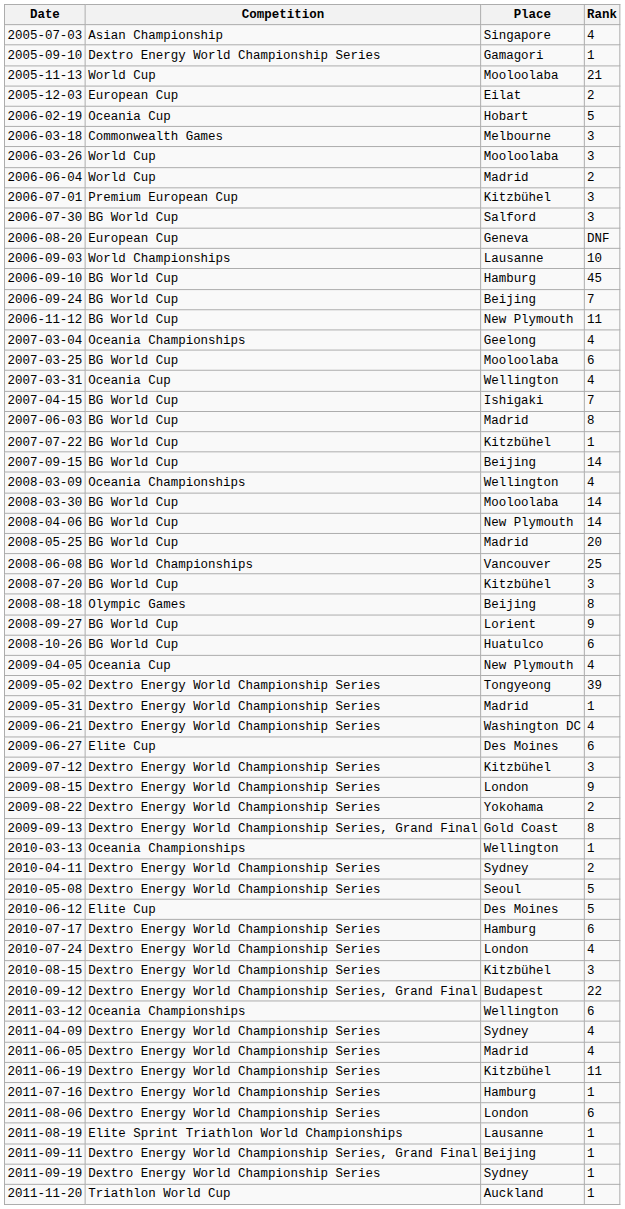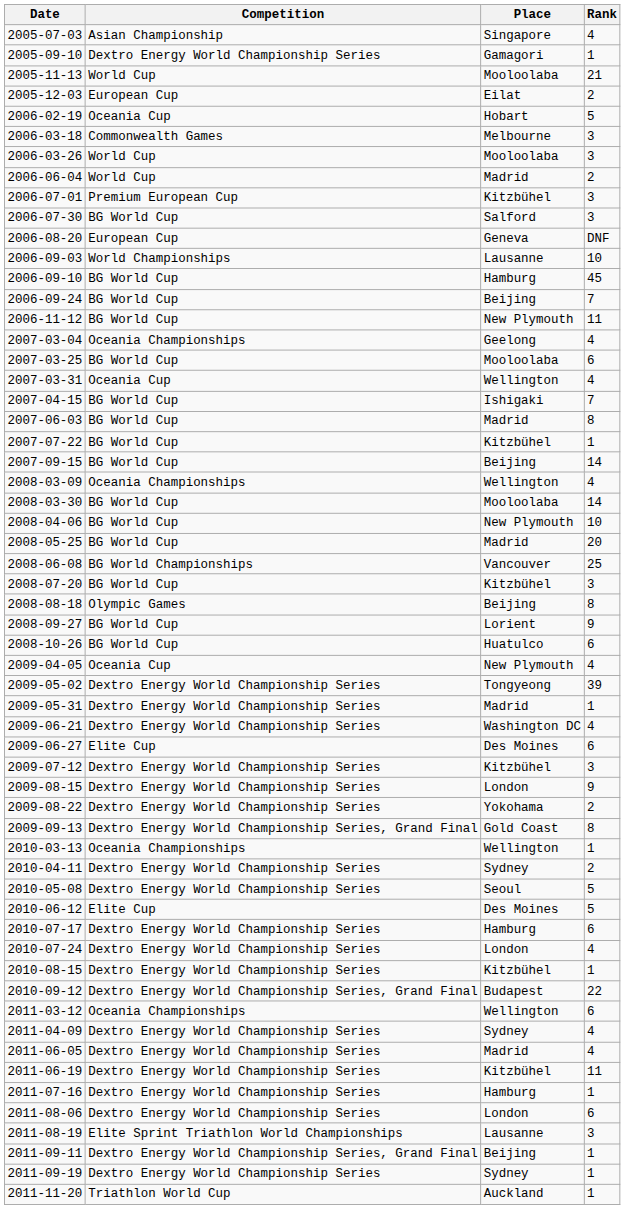(594, 523) 14 -> (594, 523) 10
(591, 971) 3 -> (591, 971) 1
(591, 1133) 1 -> (591, 1133) 3
